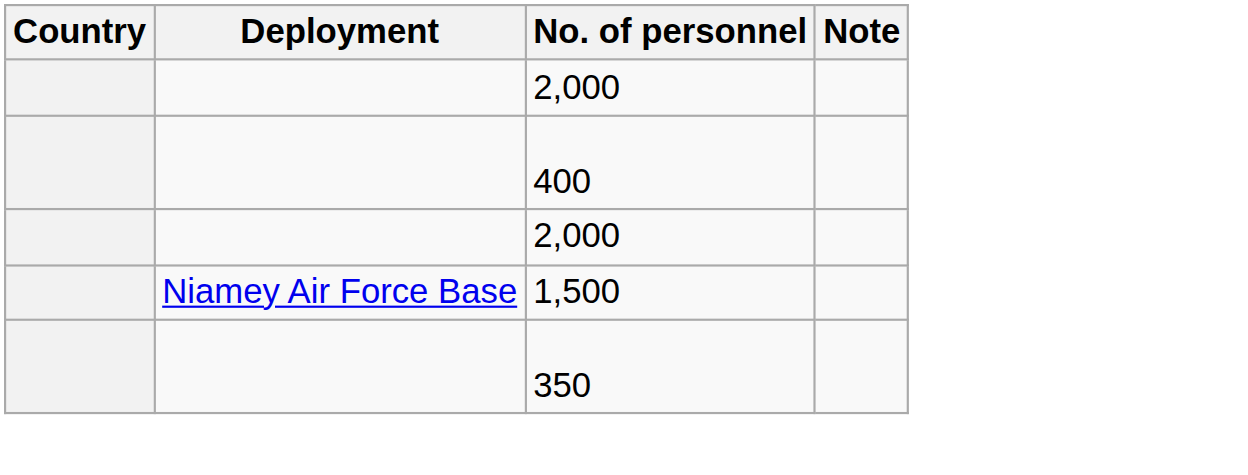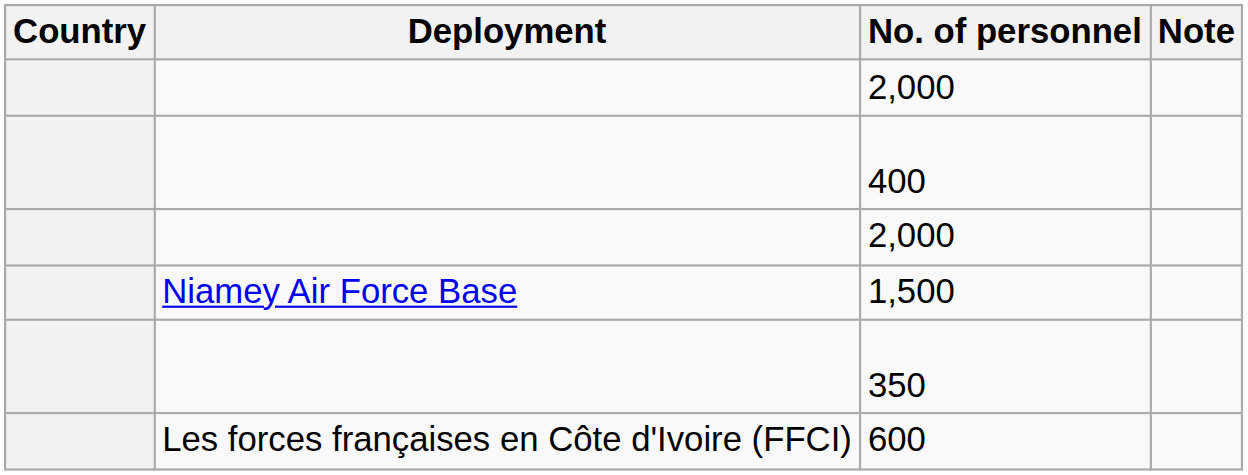+ row: (507, 440)
